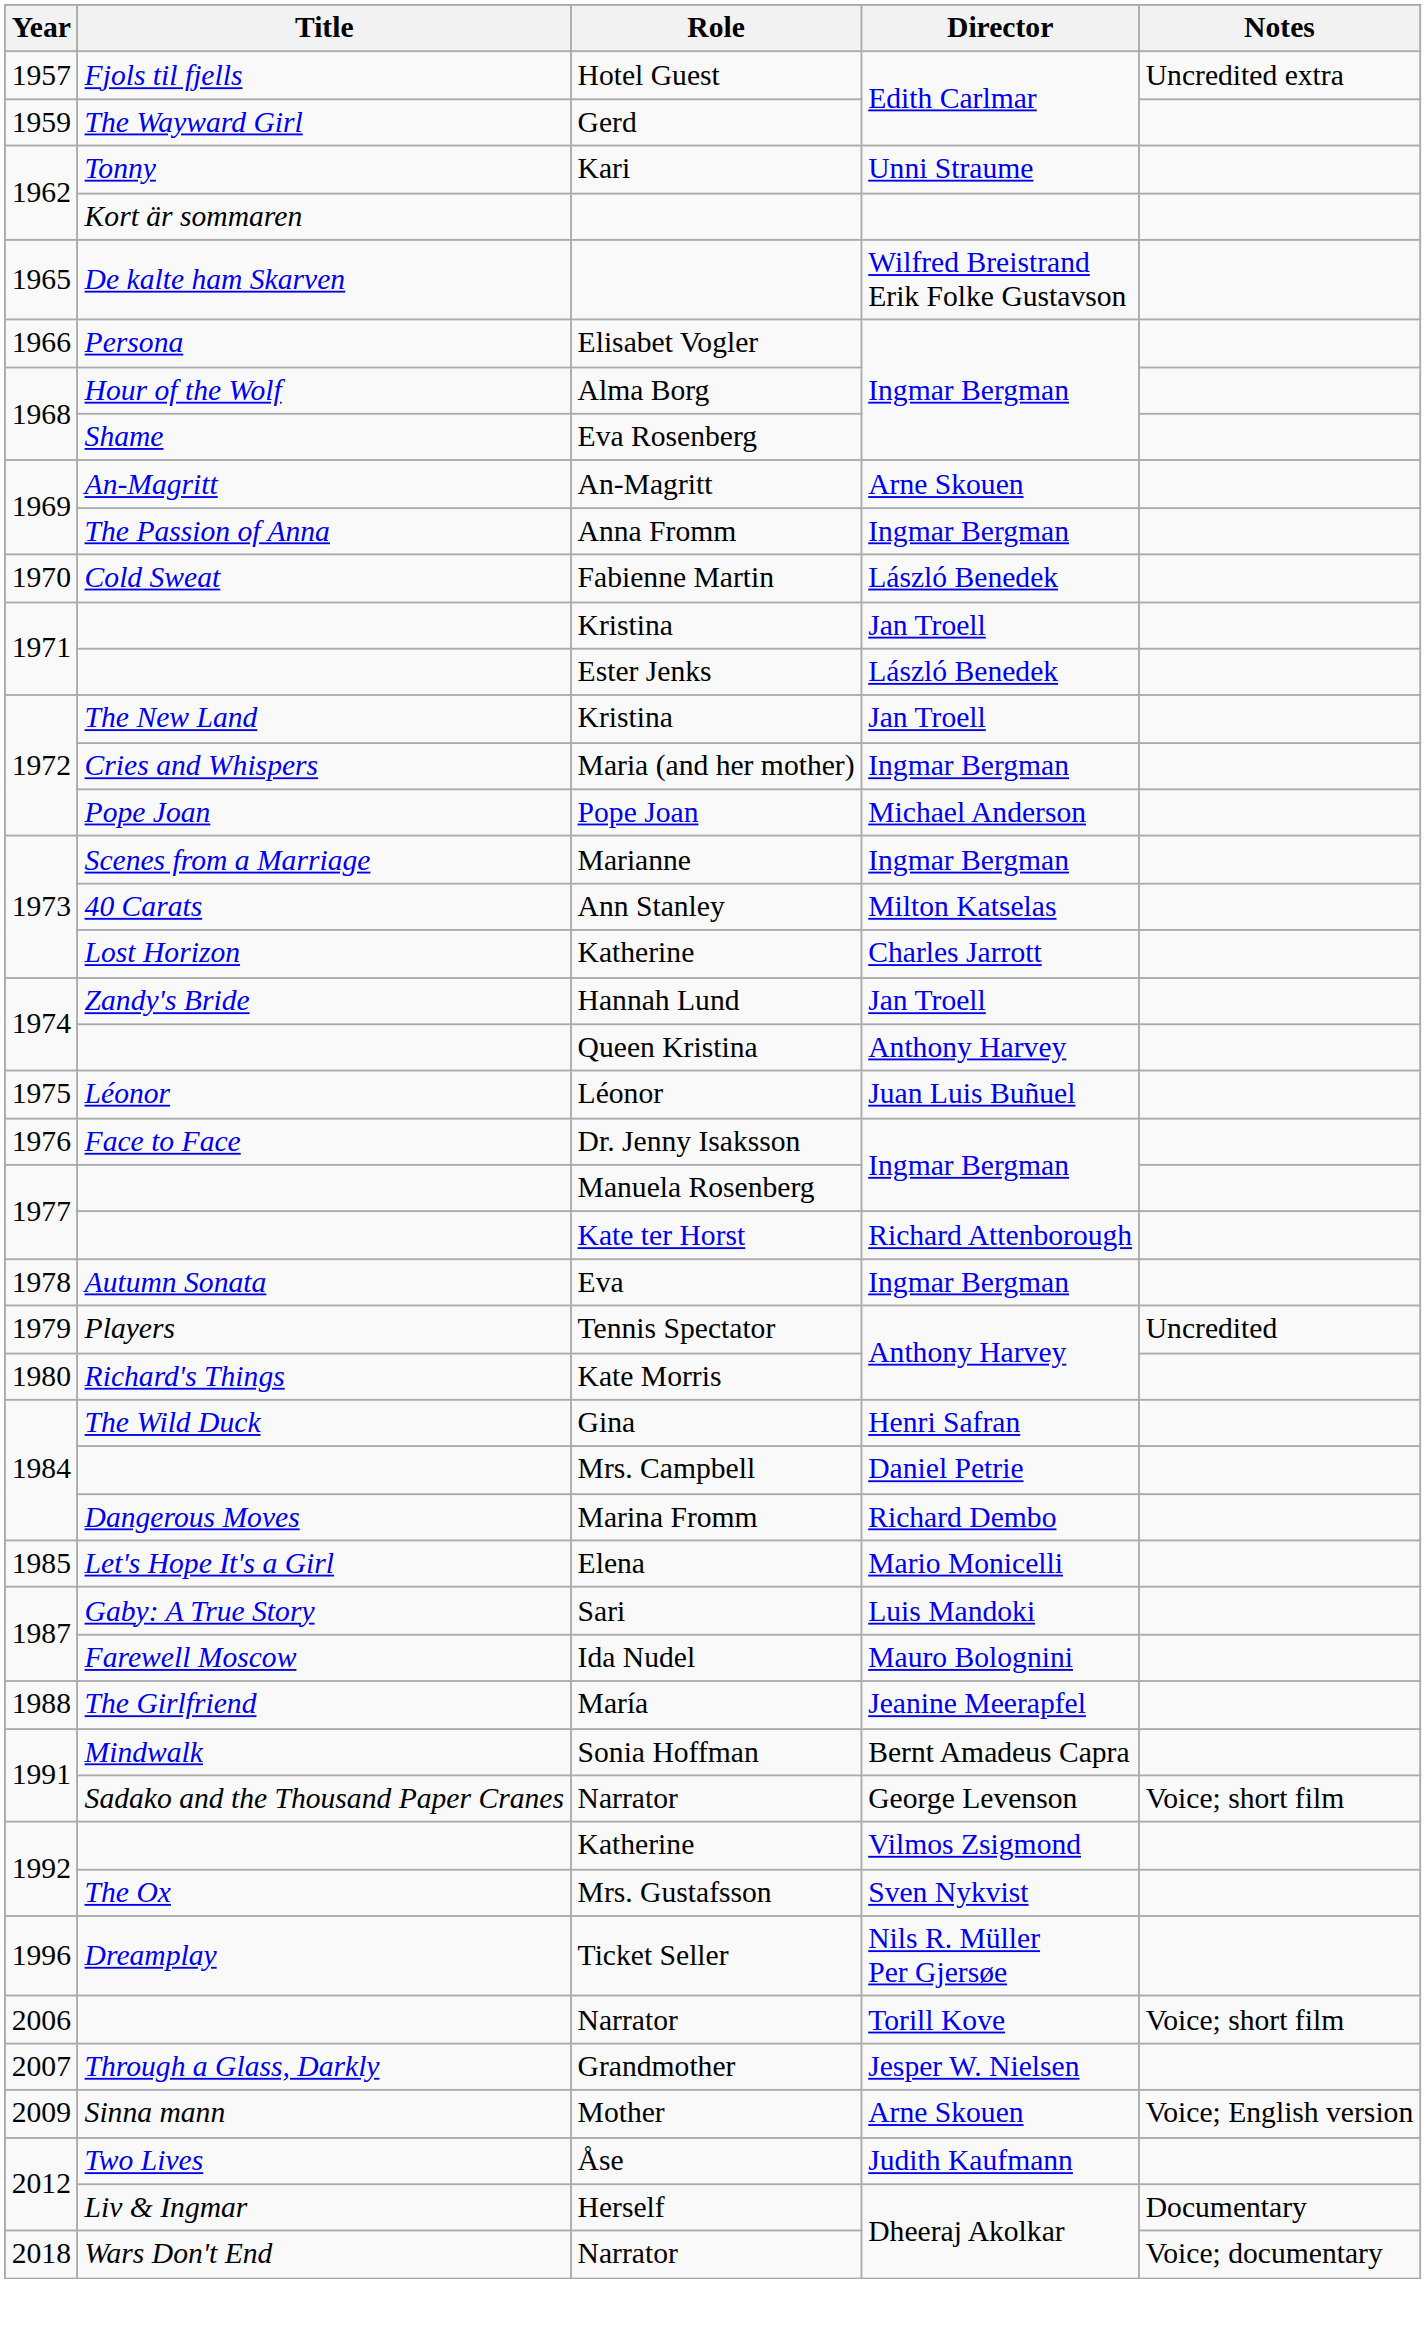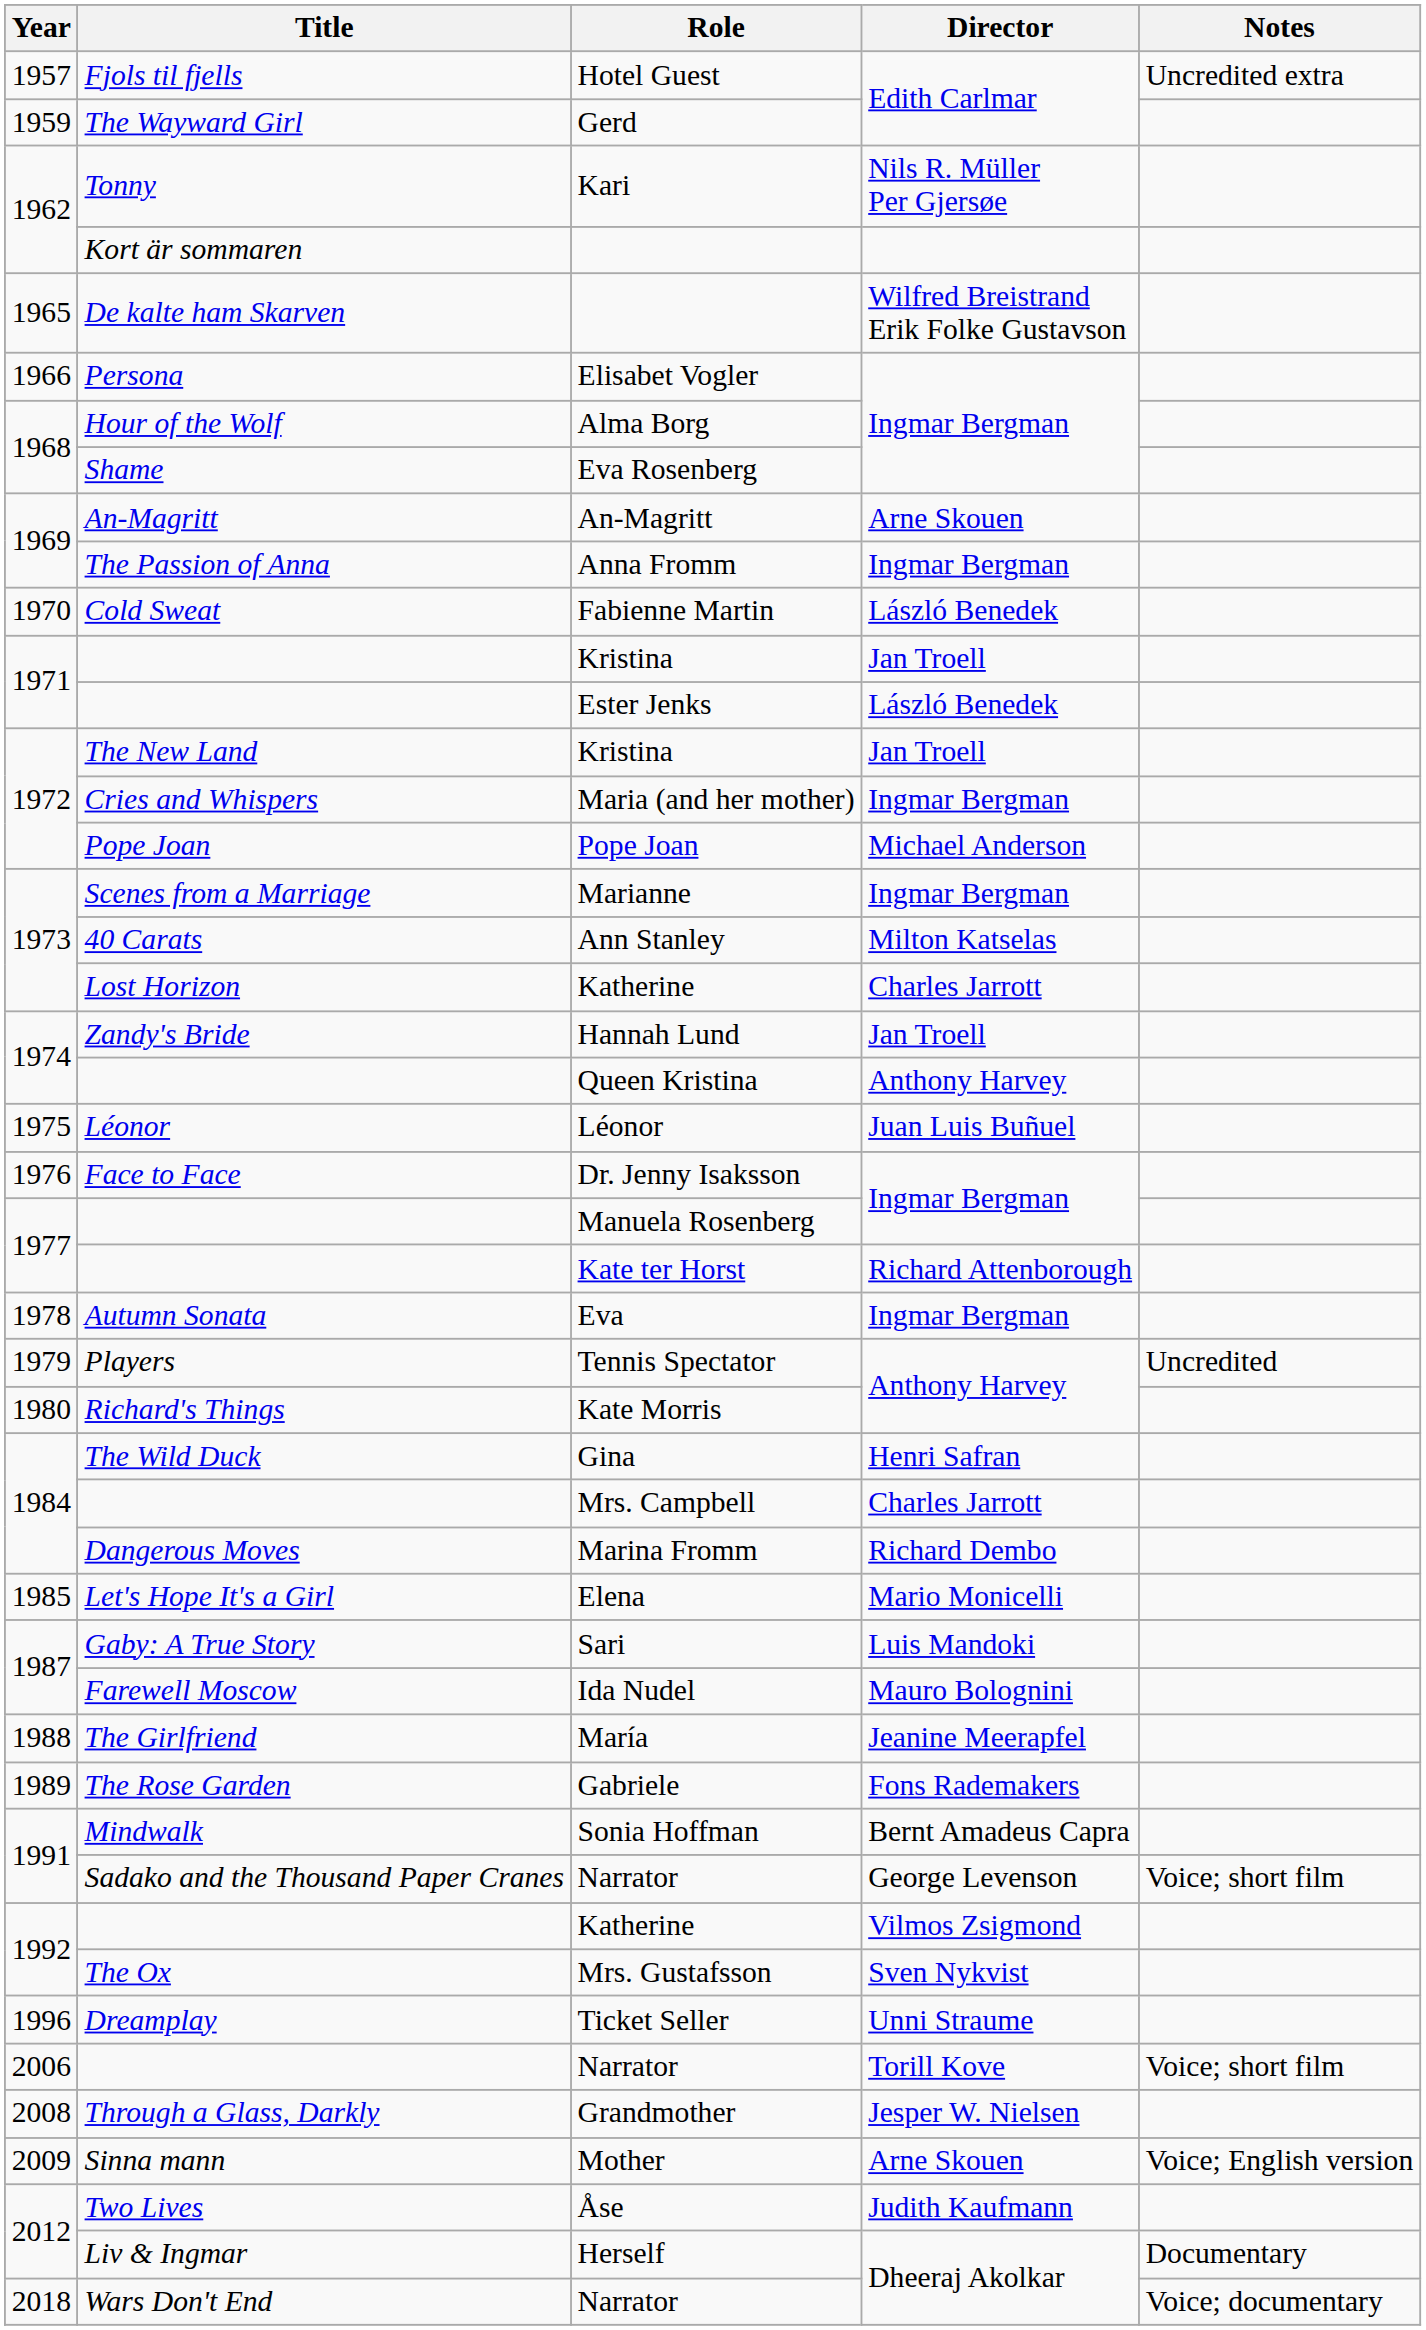(951, 168) Unni Straume -> (954, 185) Nils R. Müller Per Gjersøe
(946, 1469) Daniel Petrie -> (955, 1502) Charles Jarrott
+ row: (188, 1784)
(954, 1955) Nils R. Müller Per Gjersøe -> (951, 2019) Unni Straume
(41, 2066) 2007 -> (41, 2113) 2008
